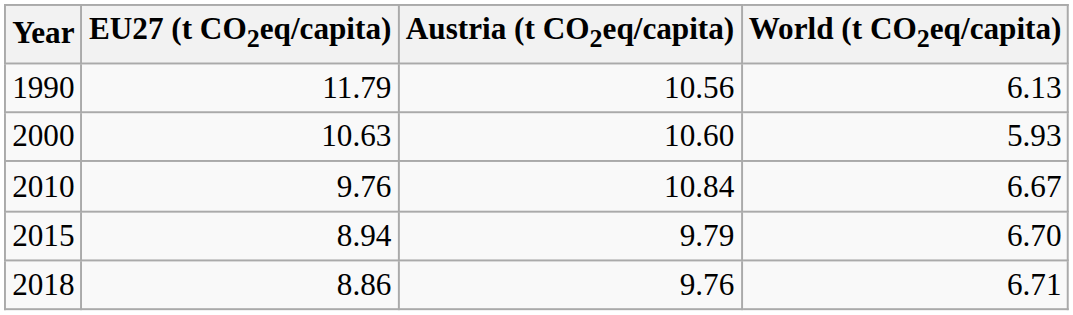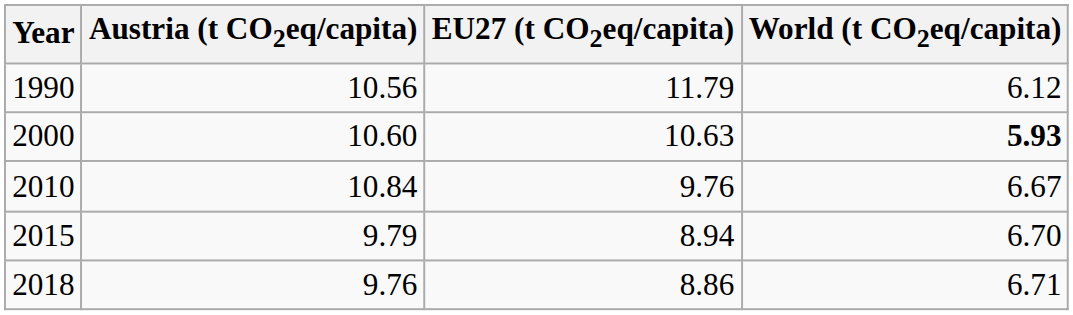columns swapped: (570, 33) <-> (240, 33)
(1034, 86) 6.13 -> (1034, 86) 6.12
(1034, 136) normal -> (1034, 136) bold
